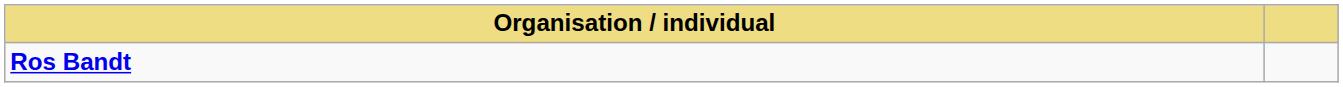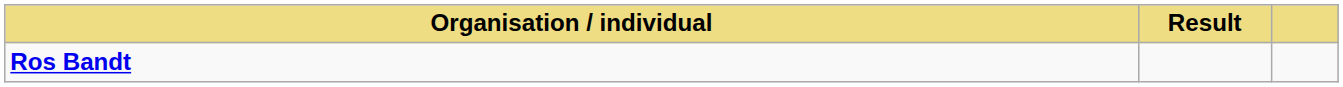+ column: (1205, 23)
